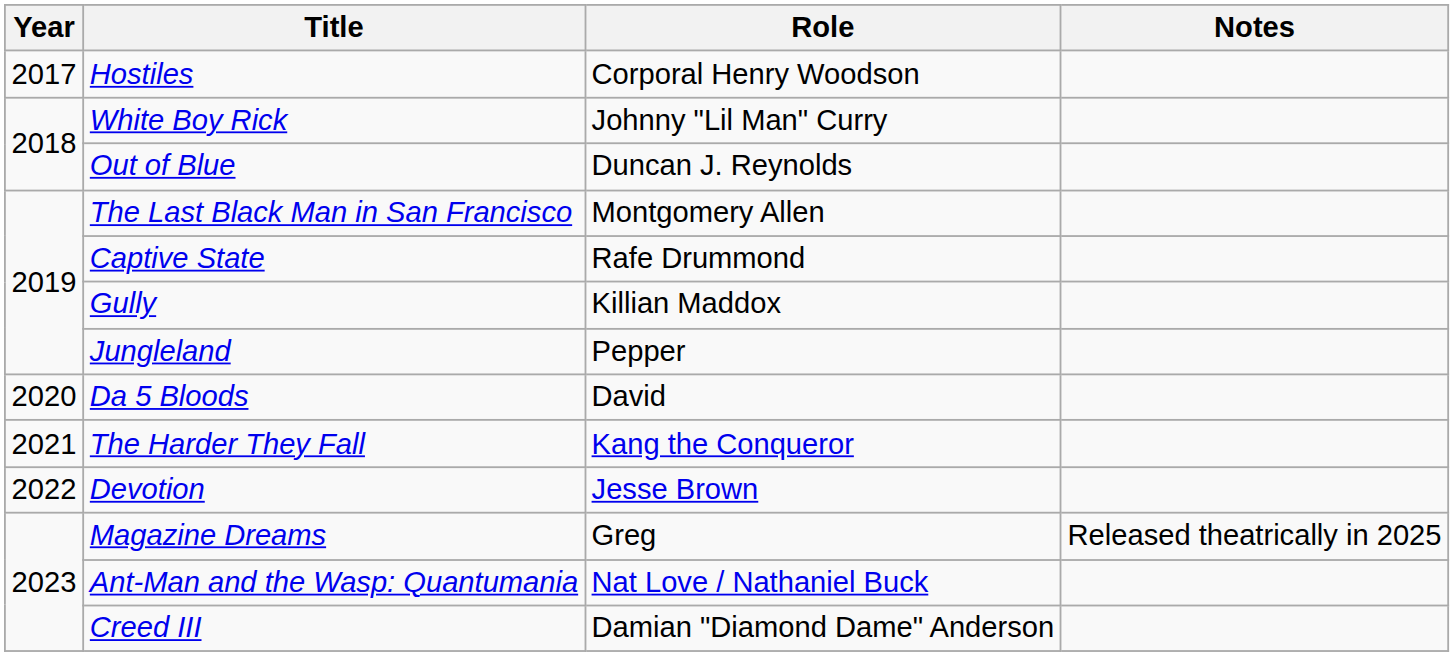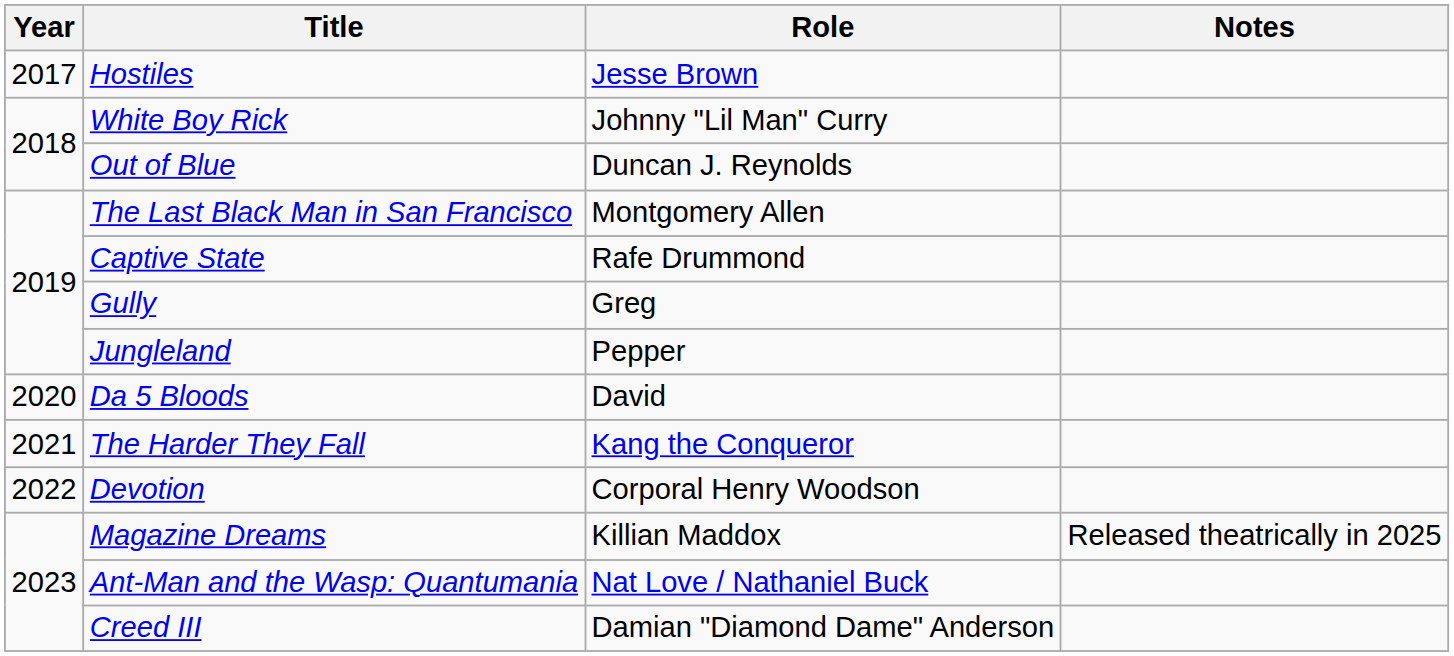(756, 73) Corporal Henry Woodson -> (675, 73) Jesse Brown
(686, 304) Killian Maddox -> (624, 304) Greg
(675, 489) Jesse Brown -> (756, 489) Corporal Henry Woodson
(624, 535) Greg -> (686, 535) Killian Maddox
